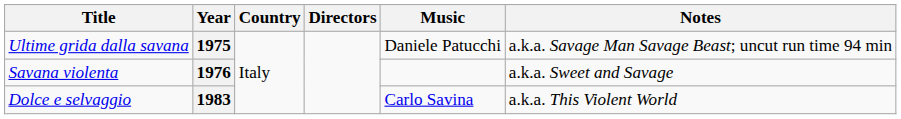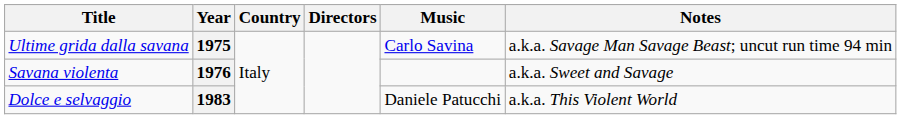(443, 45) Daniele Patucchi -> (429, 45) Carlo Savina
(429, 99) Carlo Savina -> (443, 99) Daniele Patucchi
